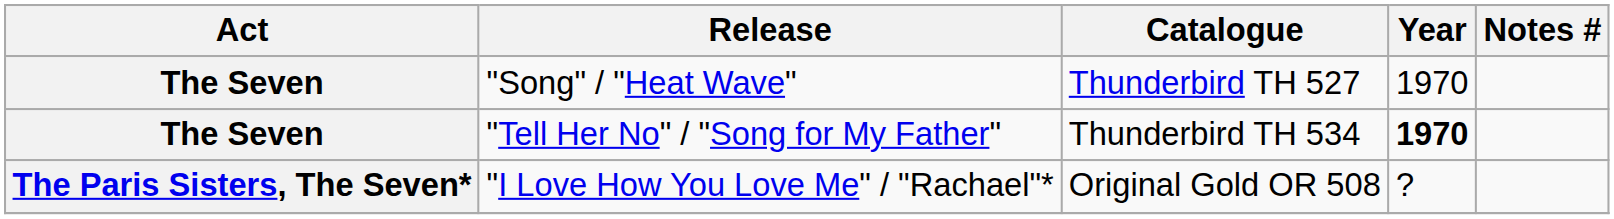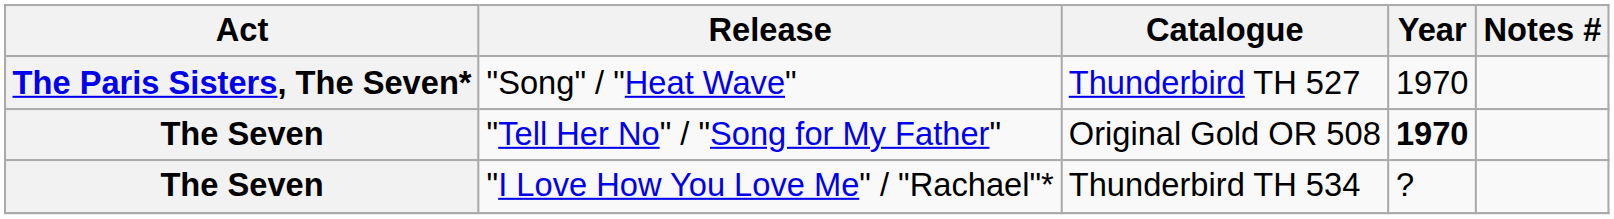(242, 82) The Seven -> (242, 82) The Paris Sisters, The Seven*
(1215, 133) Thunderbird TH 534 -> (1225, 133) Original Gold OR 508
(242, 185) The Paris Sisters, The Seven* -> (242, 185) The Seven
(1225, 185) Original Gold OR 508 -> (1215, 185) Thunderbird TH 534
